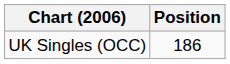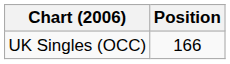(187, 44) 186 -> (187, 44) 166
